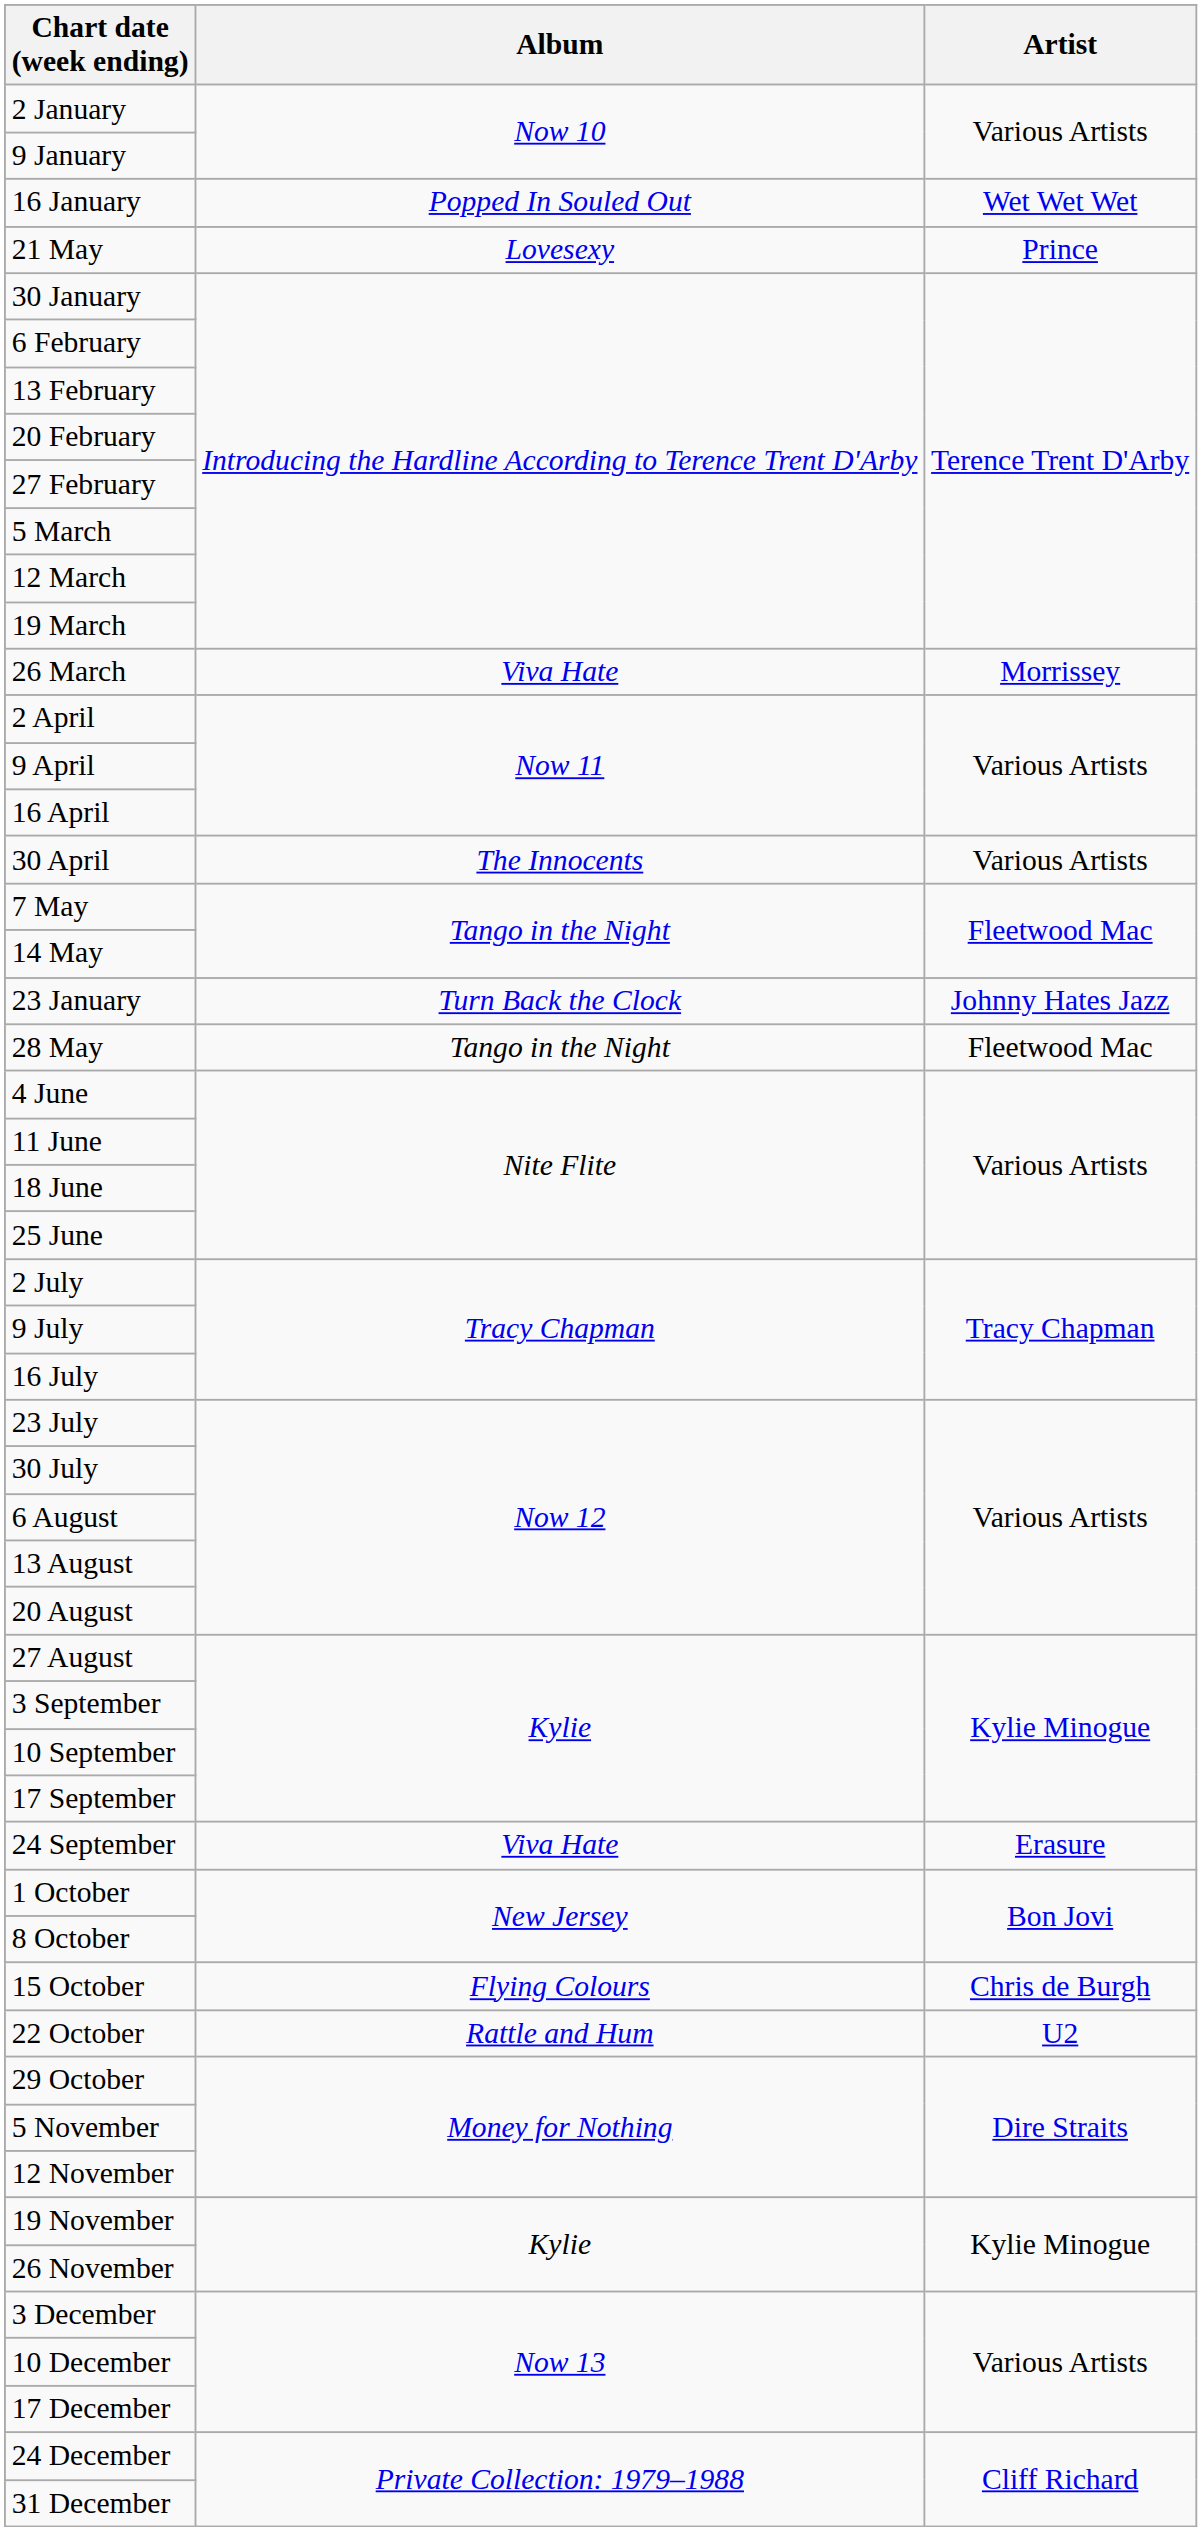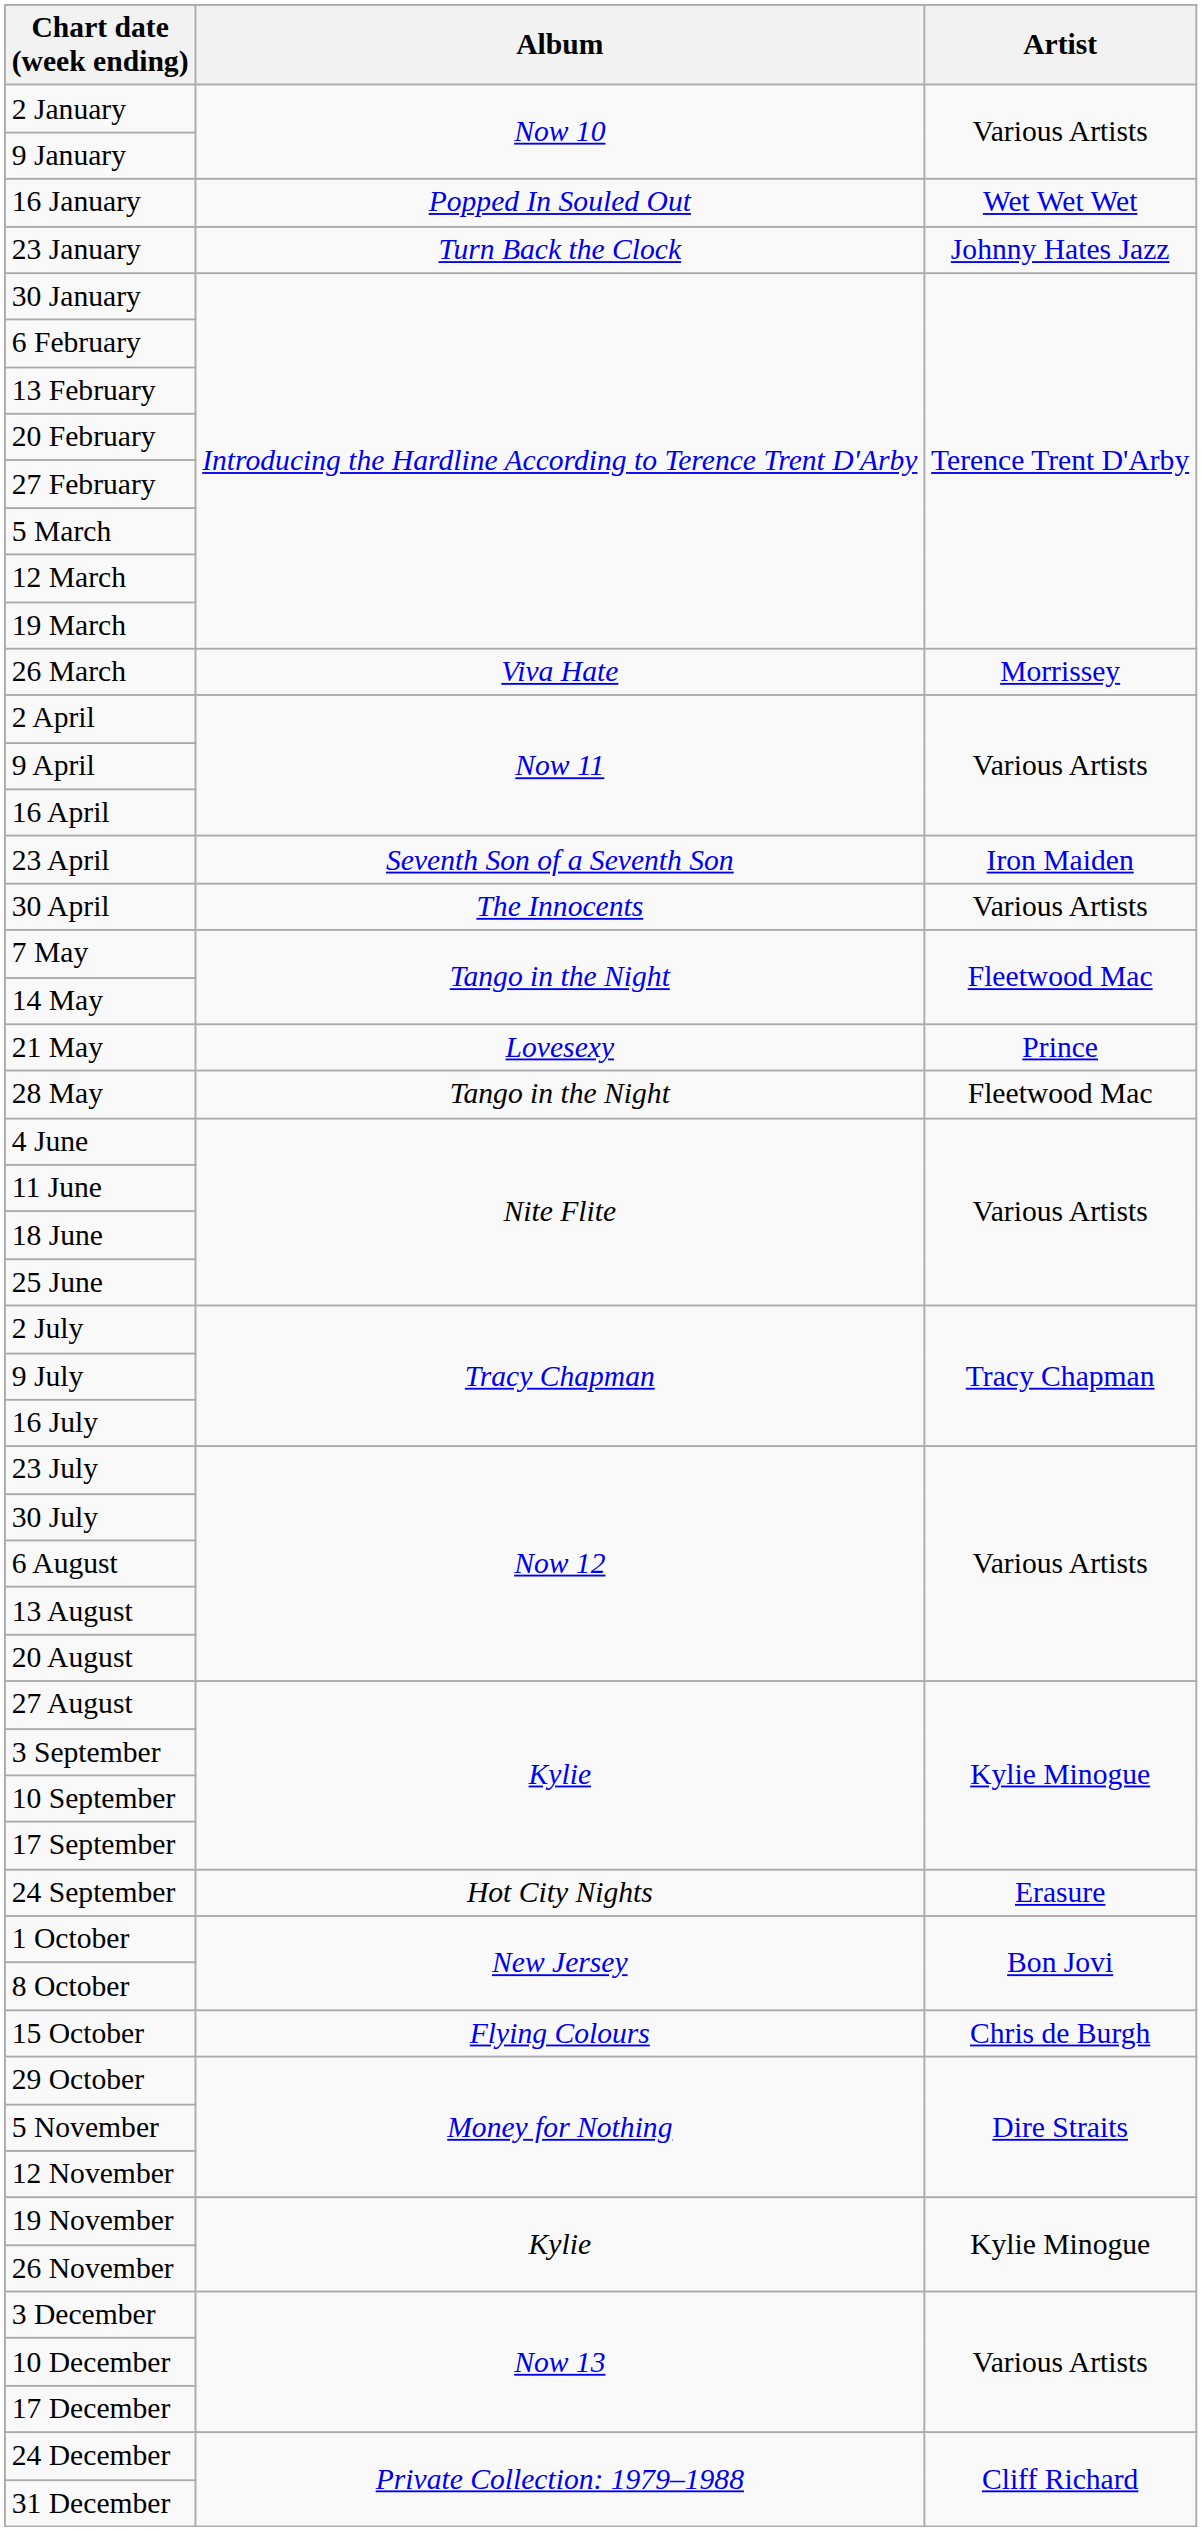rows swapped: (76, 1000) <-> (57, 249)
+ row: (61, 859)
(560, 1845) Viva Hate -> (560, 1892) Hot City Nights
- row: (78, 2032)
